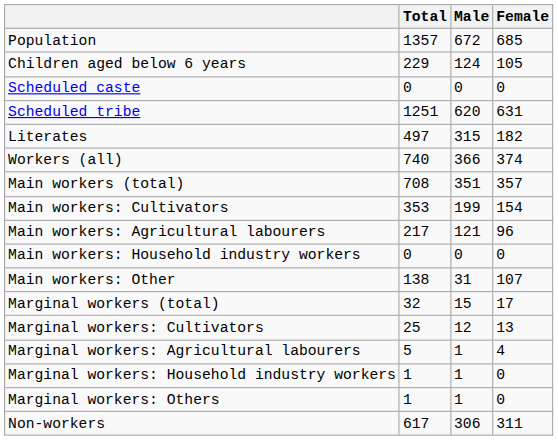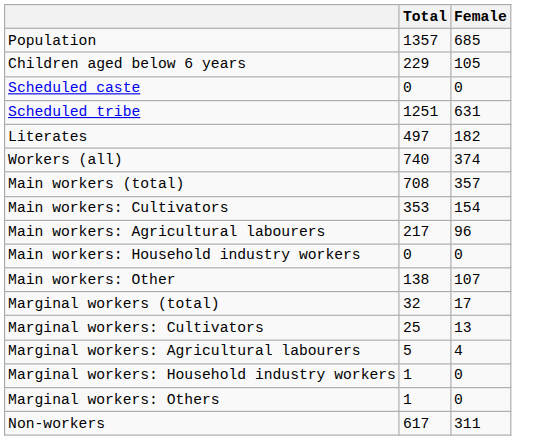- column: (472, 17)
